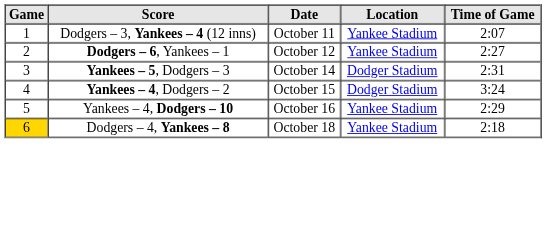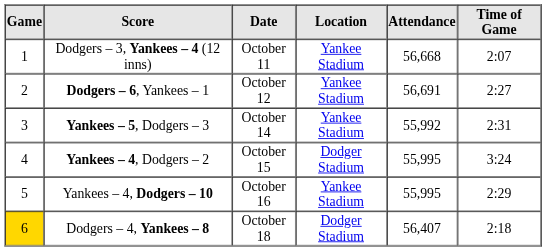+ column: (422, 22)
(392, 71) Dodger Stadium -> (341, 125) Yankee Stadium
(392, 127) Yankee Stadium -> (341, 228) Dodger Stadium
